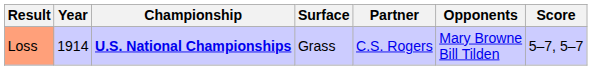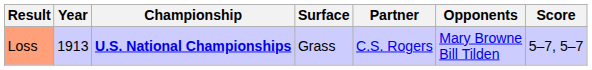(73, 45) 1914 -> (73, 45) 1913
